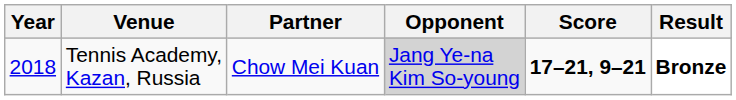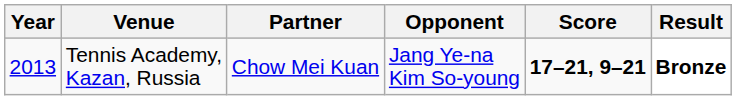(33, 66) 2018 -> (33, 66) 2013
(454, 66) lightgrey background -> (454, 66) no background
